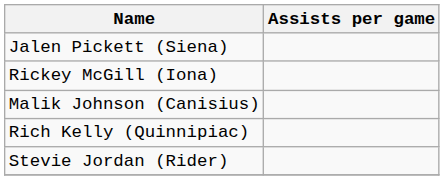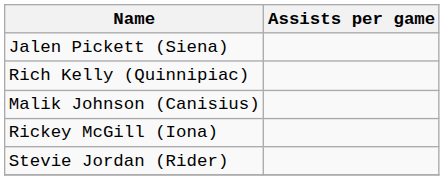rows swapped: (113, 76) <-> (129, 132)
